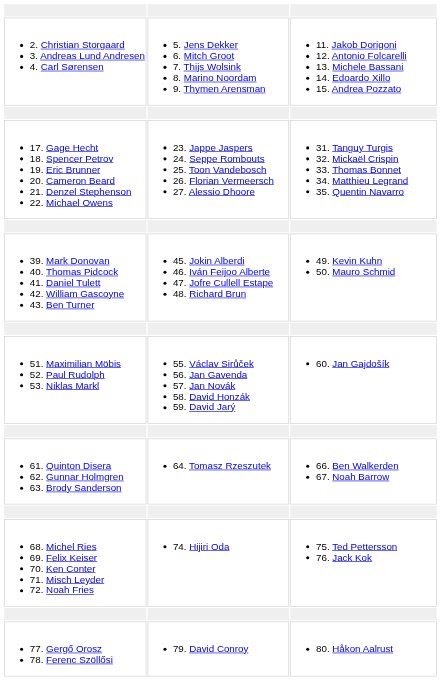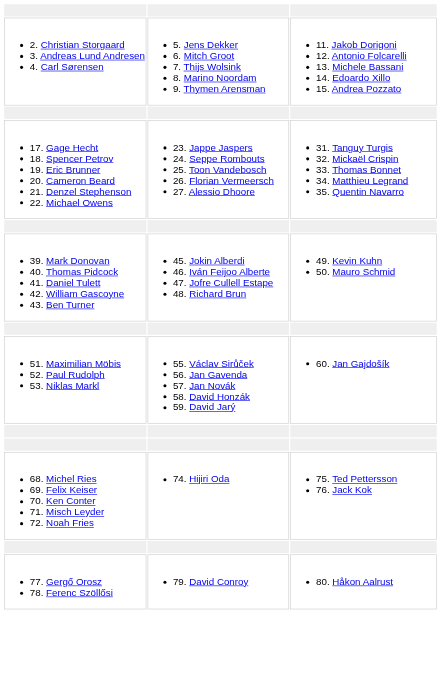- row: (75, 477)
